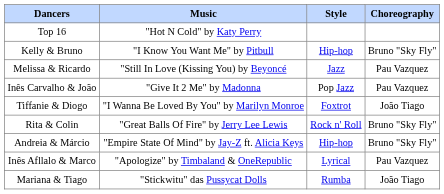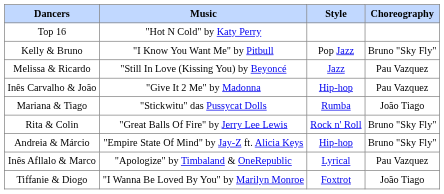(336, 50) Hip-hop -> (336, 50) Pop Jazz
(336, 87) Pop Jazz -> (336, 87) Hip-hop
rows swapped: (52, 179) <-> (52, 106)
